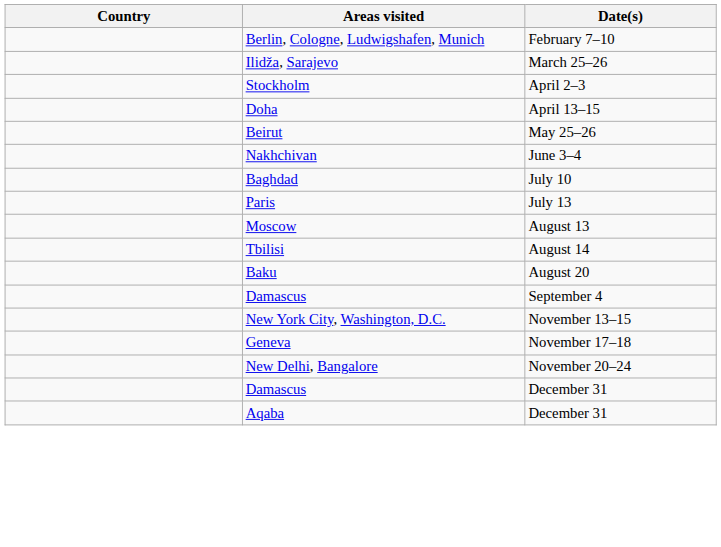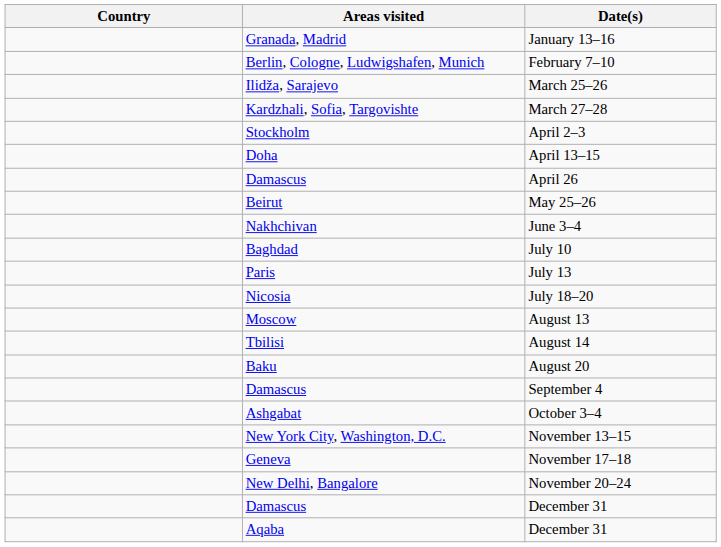+ row: (296, 39)
+ row: (332, 109)
+ row: (276, 179)
+ row: (268, 296)
+ row: (273, 413)
